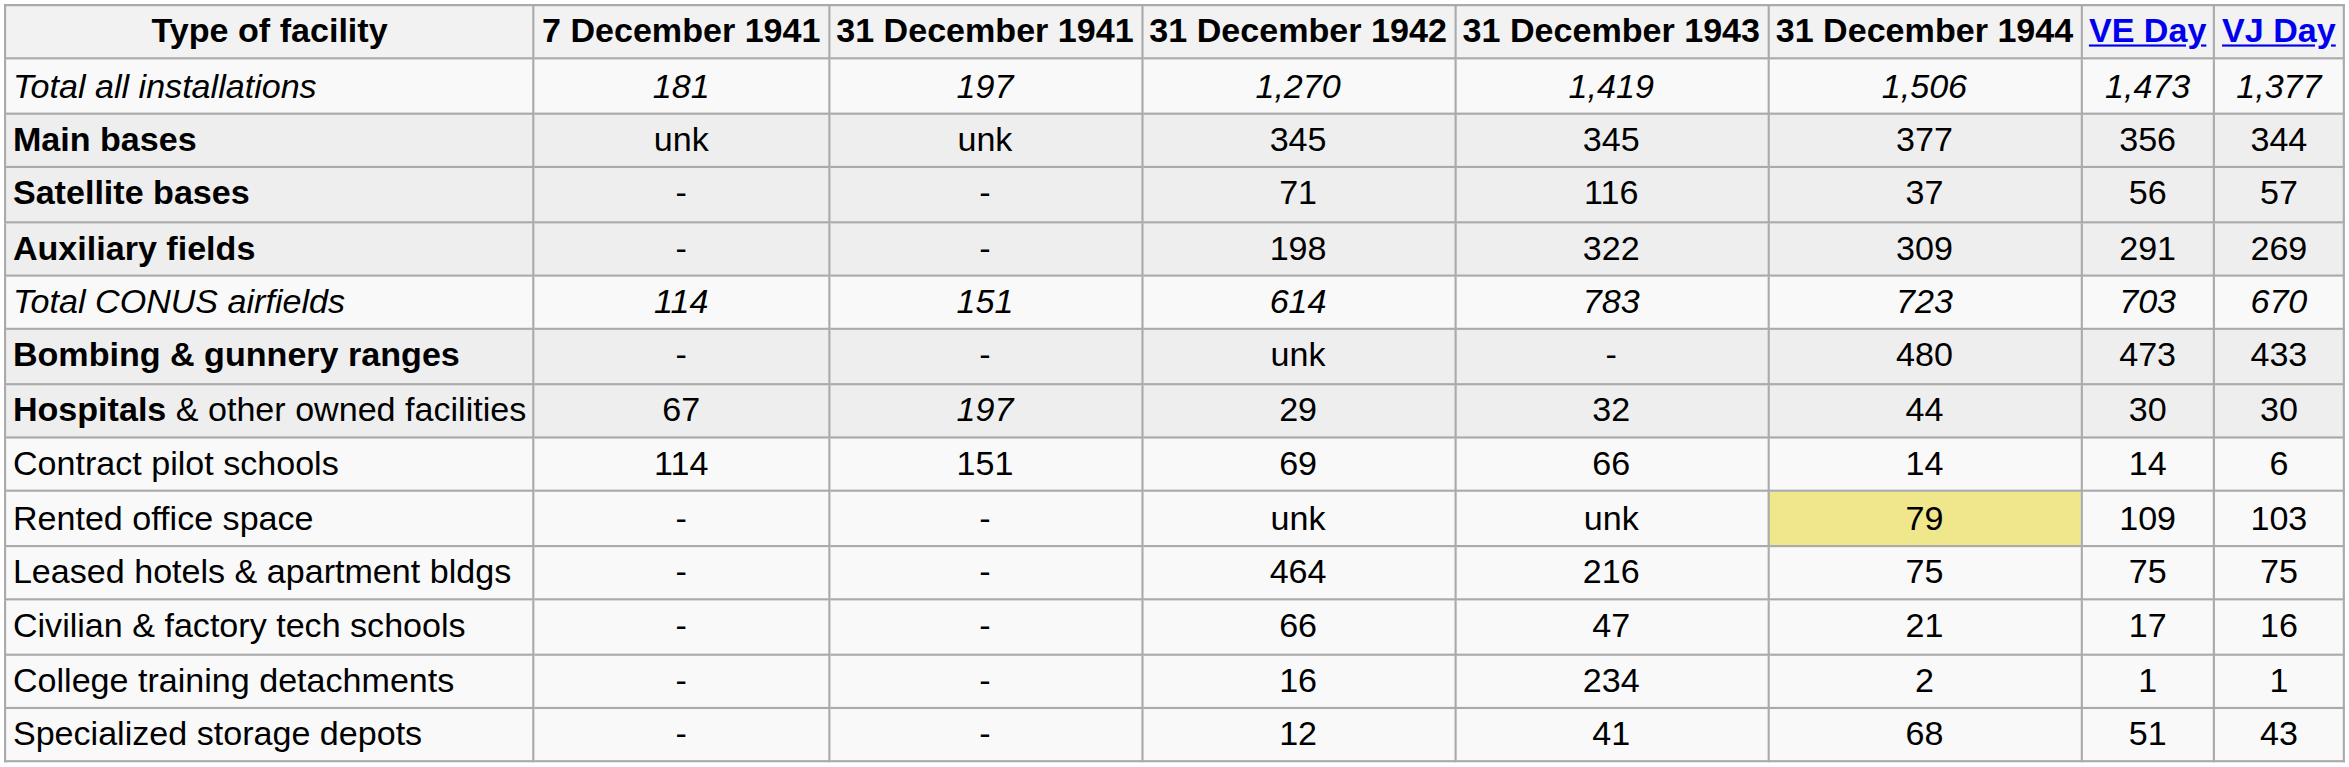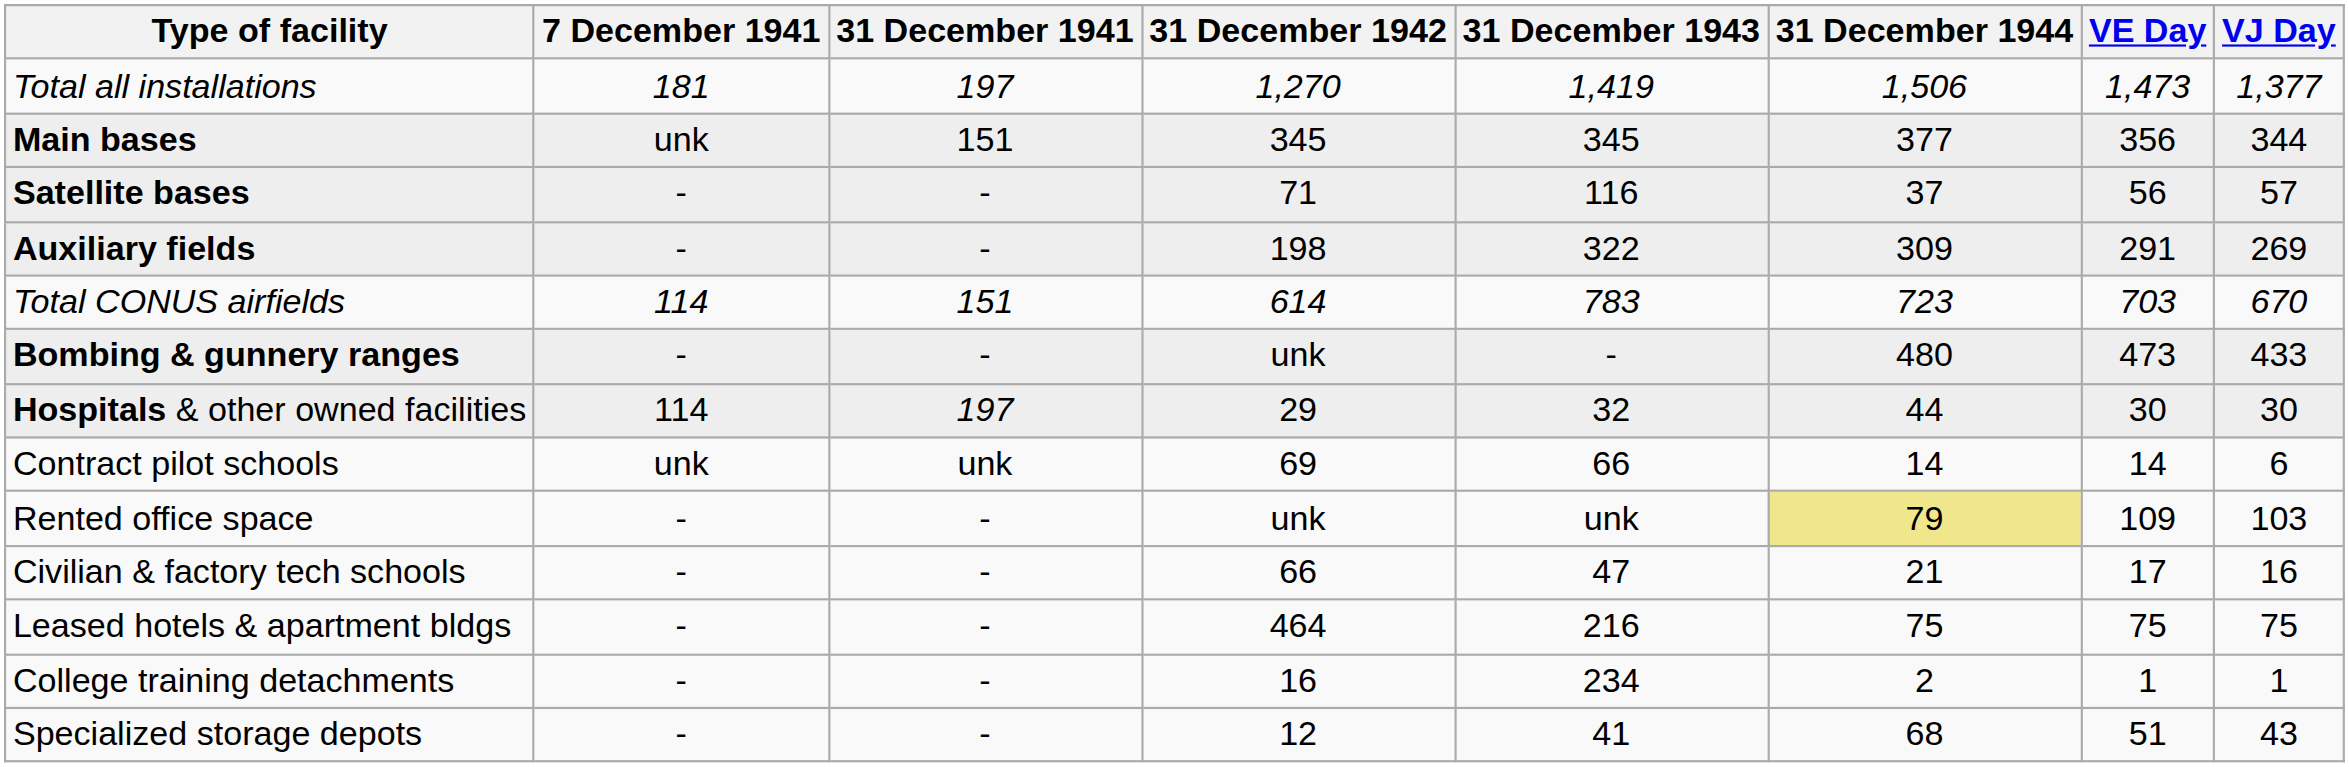(985, 139) unk -> (985, 139) 151
(681, 409) 67 -> (681, 409) 114
(681, 463) 114 -> (681, 463) unk
(985, 463) 151 -> (985, 463) unk
rows swapped: (262, 572) <-> (239, 626)
